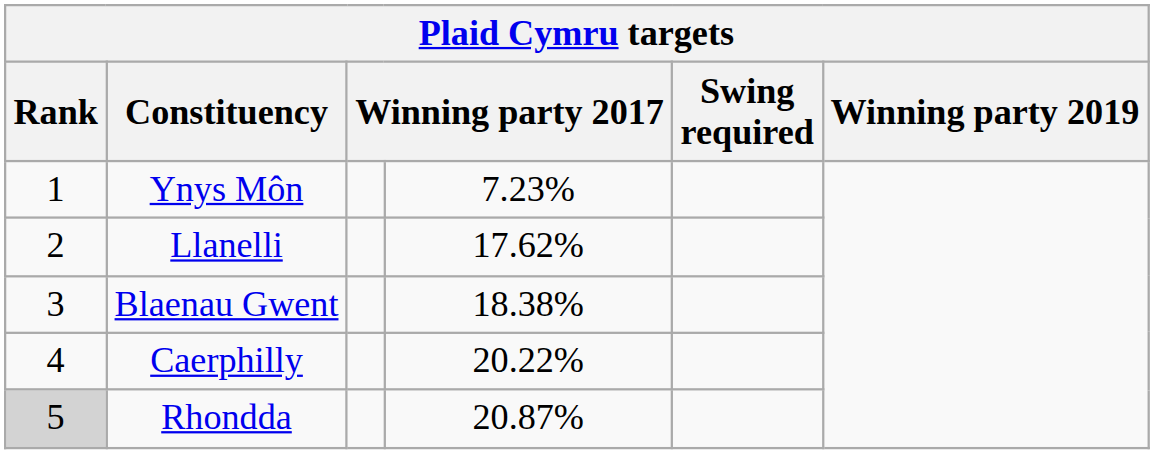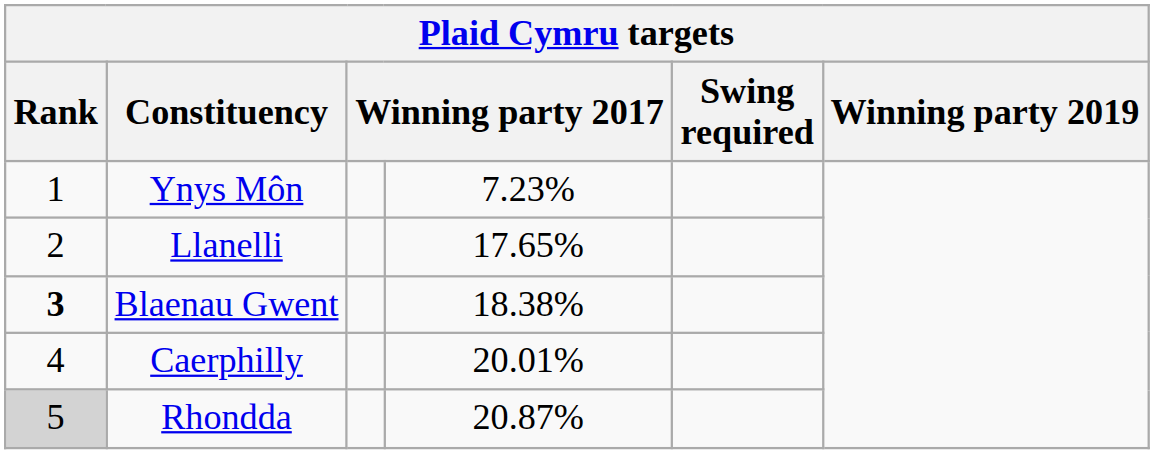(528, 245) 17.62% -> (528, 245) 17.65%
(56, 303) normal -> (56, 303) bold
(528, 360) 20.22% -> (528, 360) 20.01%
